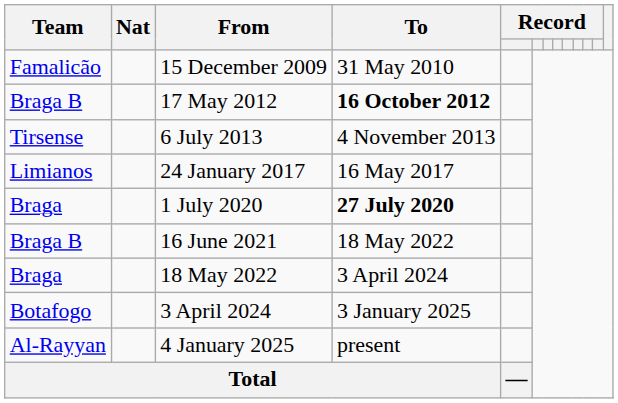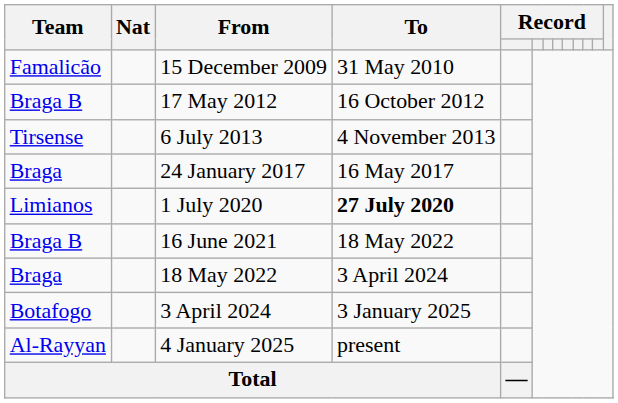(414, 101) bold -> (411, 101) normal
(51, 171) Limianos -> (36, 171) Braga
(36, 205) Braga -> (51, 205) Limianos
